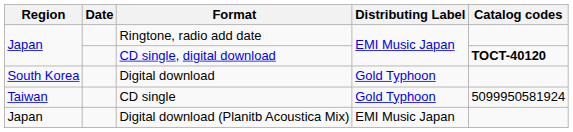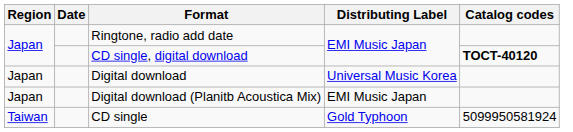(43, 76) South Korea -> (25, 76) Japan
(395, 76) Gold Typhoon -> (392, 76) Universal Music Korea
rows swapped: (148, 96) <-> (234, 117)
